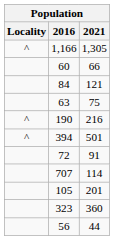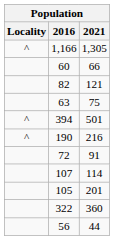(64, 84) 84 -> (64, 84) 82
rows swapped: (94, 137) <-> (94, 119)
(64, 173) 707 -> (64, 173) 107
(64, 208) 323 -> (64, 208) 322
